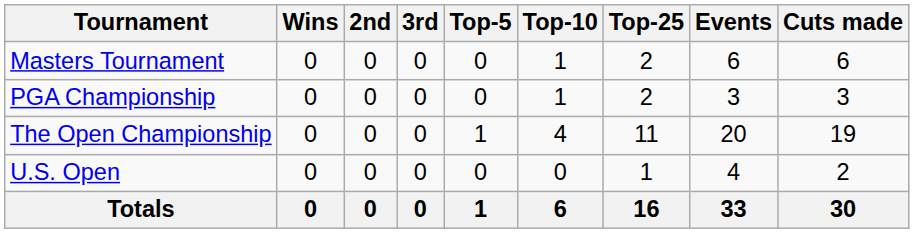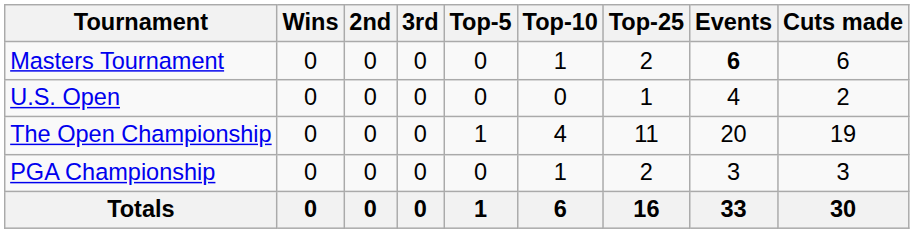(734, 60) normal -> (734, 60) bold
rows swapped: (65, 172) <-> (113, 97)
